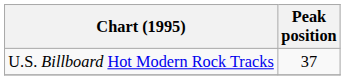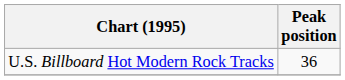(309, 61) 37 -> (309, 61) 36
